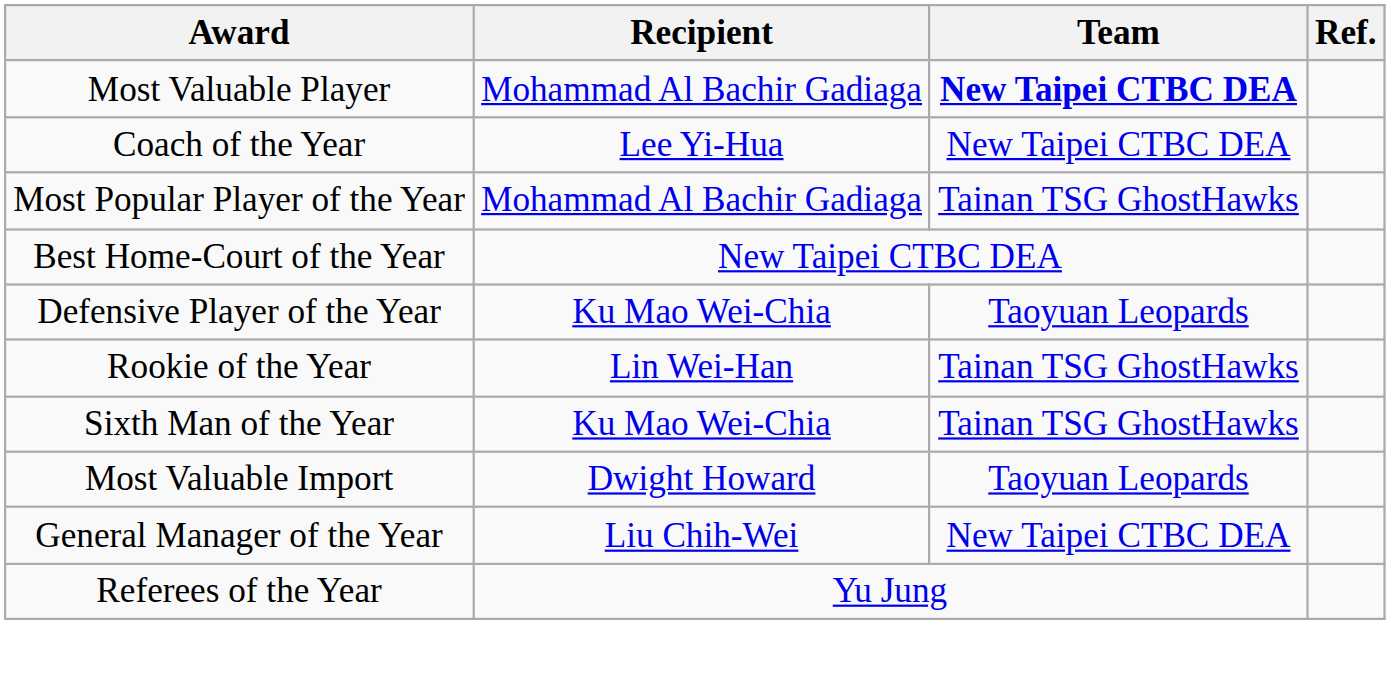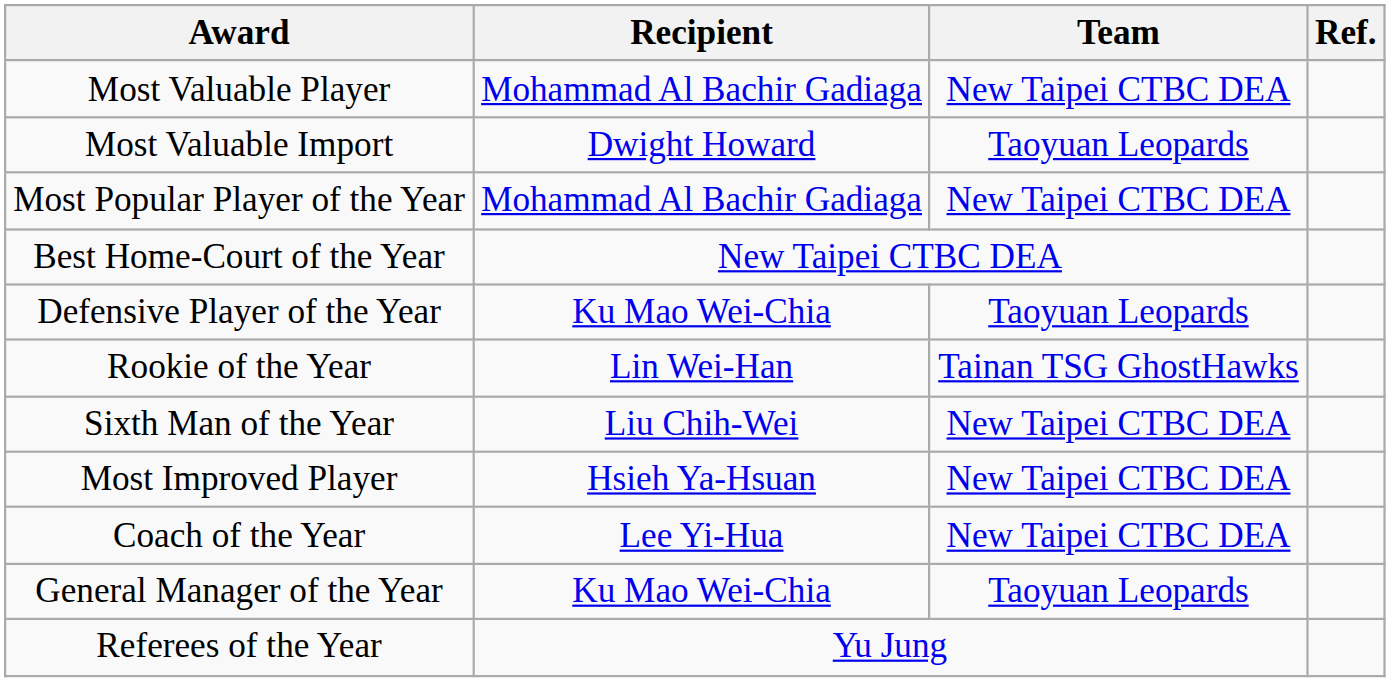(1119, 88) bold -> (1119, 88) normal
rows swapped: (239, 479) <-> (239, 144)
(1119, 199) Tainan TSG GhostHawks -> (1119, 199) New Taipei CTBC DEA
(702, 423) Ku Mao Wei-Chia -> (702, 423) Liu Chih-Wei
(1119, 423) Tainan TSG GhostHawks -> (1119, 423) New Taipei CTBC DEA
+ row: (239, 479)
(702, 534) Liu Chih-Wei -> (702, 590) Ku Mao Wei-Chia
(1119, 534) New Taipei CTBC DEA -> (1118, 590) Taoyuan Leopards
